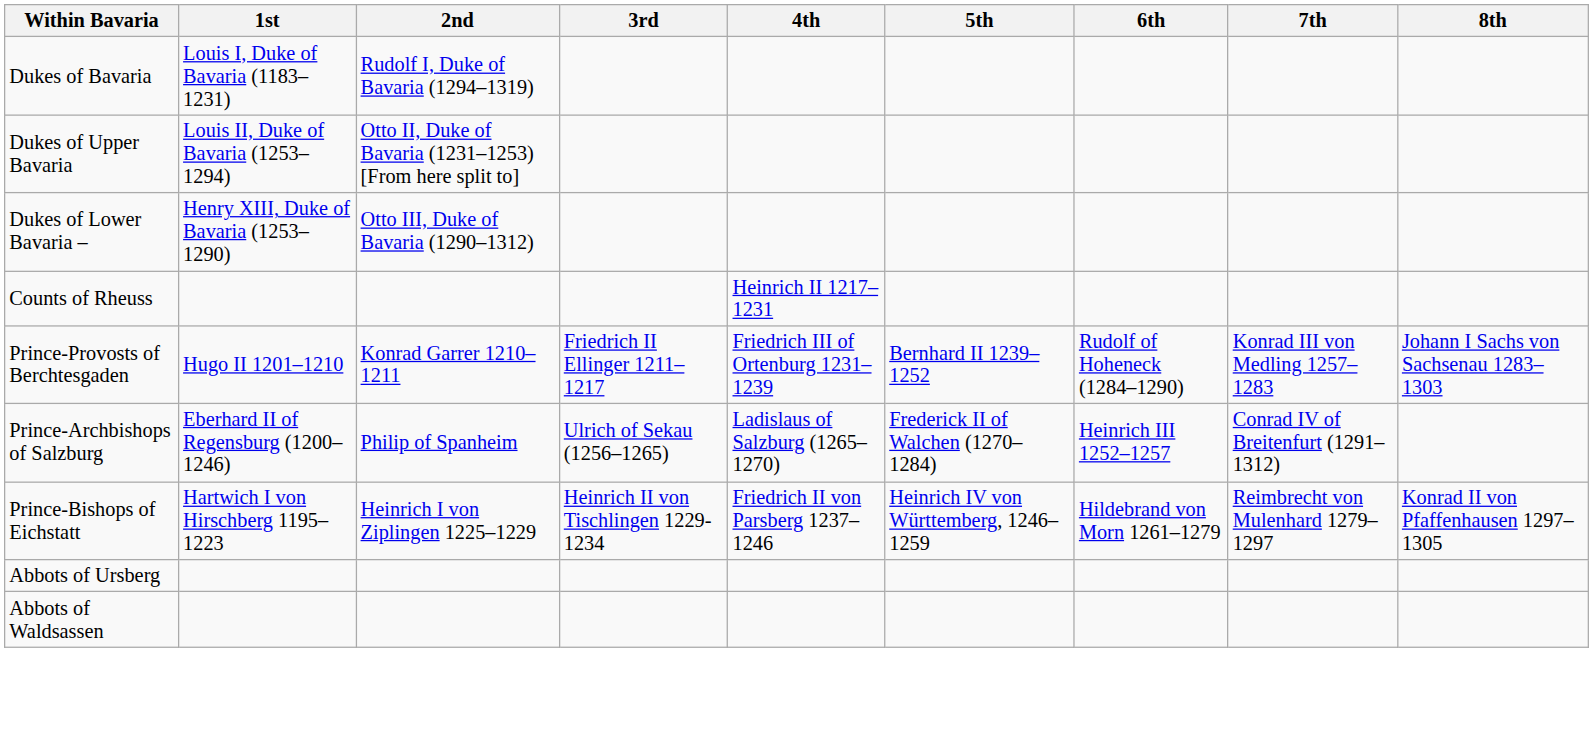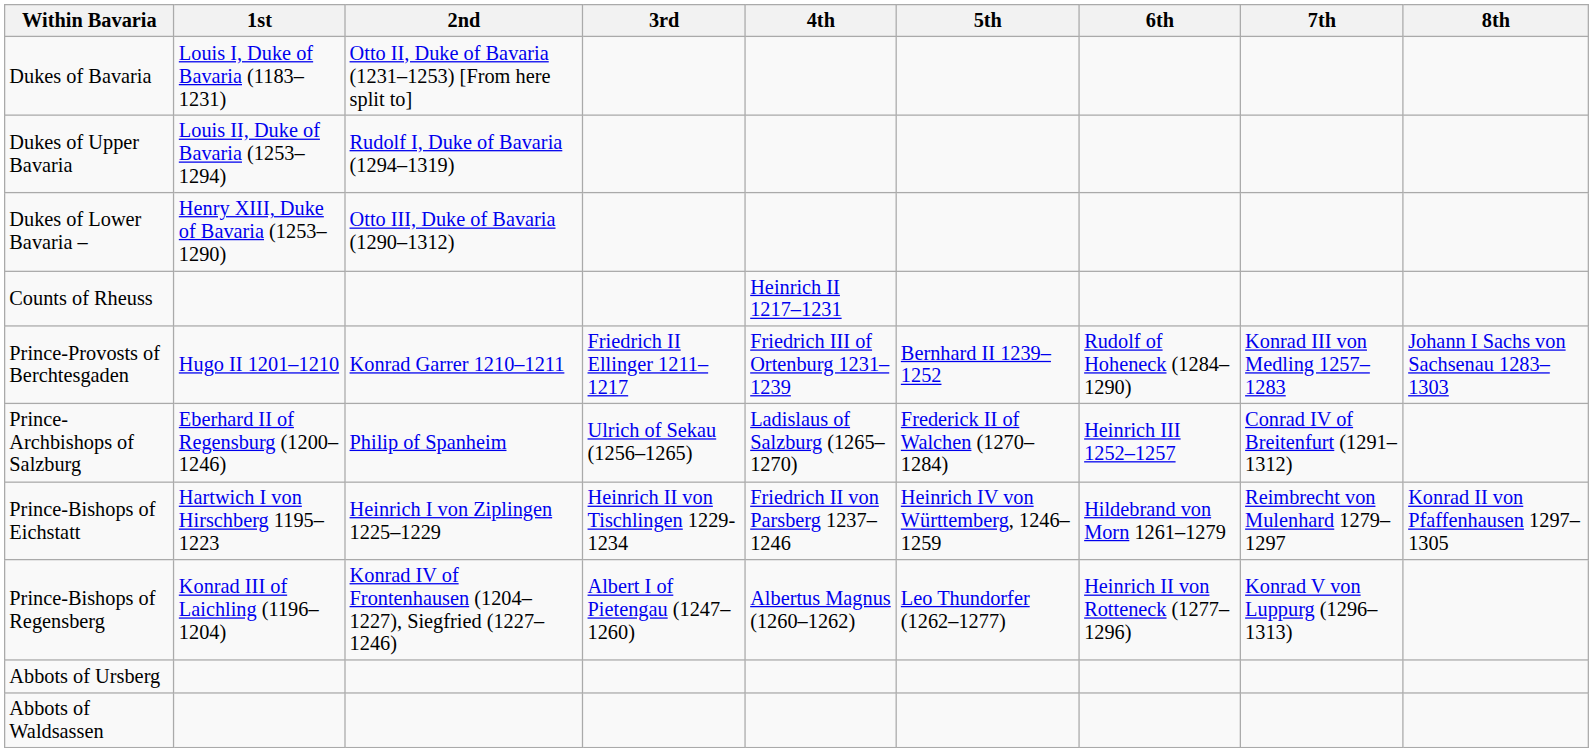(447, 75) Rudolf I, Duke of Bavaria (1294–1319) -> (450, 75) Otto II, Duke of Bavaria (1231–1253) [From here split to]
(447, 153) Otto II, Duke of Bavaria (1231–1253) [From here split to] -> (456, 153) Rudolf I, Duke of Bavaria (1294–1319)
+ row: (82, 609)
